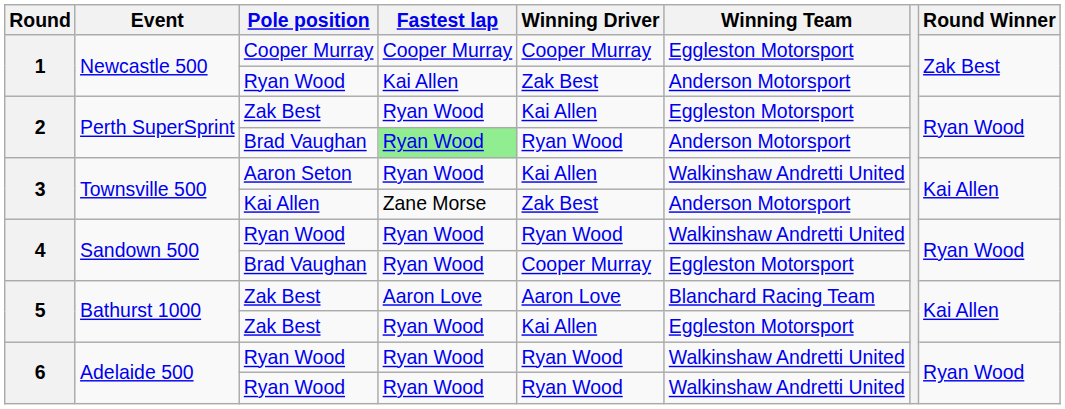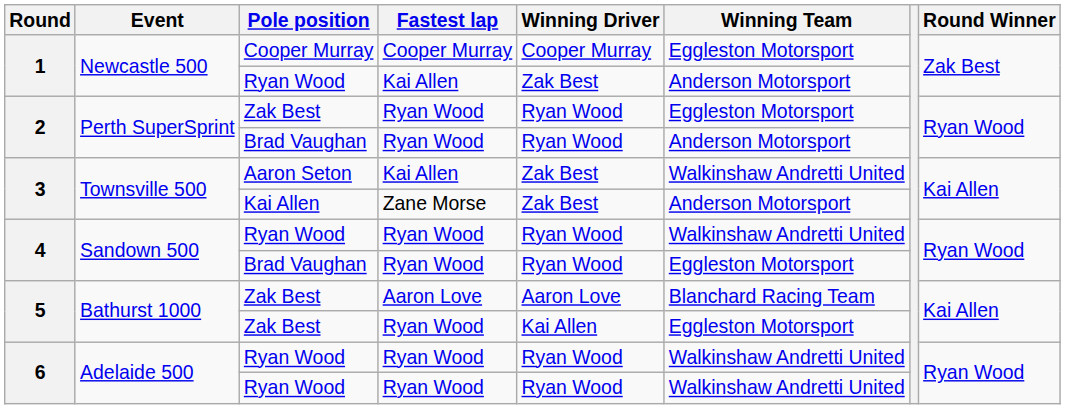(559, 112) Kai Allen -> (572, 112) Ryan Wood
(433, 142) lightgreen background -> (433, 142) no background
(433, 173) Ryan Wood -> (420, 173) Kai Allen
(559, 173) Kai Allen -> (560, 173) Zak Best
(586, 265) Cooper Murray -> (572, 265) Ryan Wood
